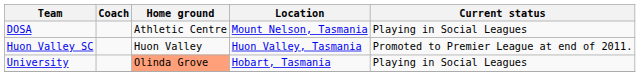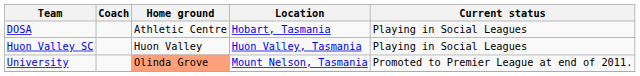(300, 30) Mount Nelson, Tasmania -> (281, 30) Hobart, Tasmania
(503, 46) Promoted to Premier League at end of 2011. -> (450, 46) Playing in Social Leagues
(281, 63) Hobart, Tasmania -> (300, 63) Mount Nelson, Tasmania
(450, 63) Playing in Social Leagues -> (503, 63) Promoted to Premier League at end of 2011.
